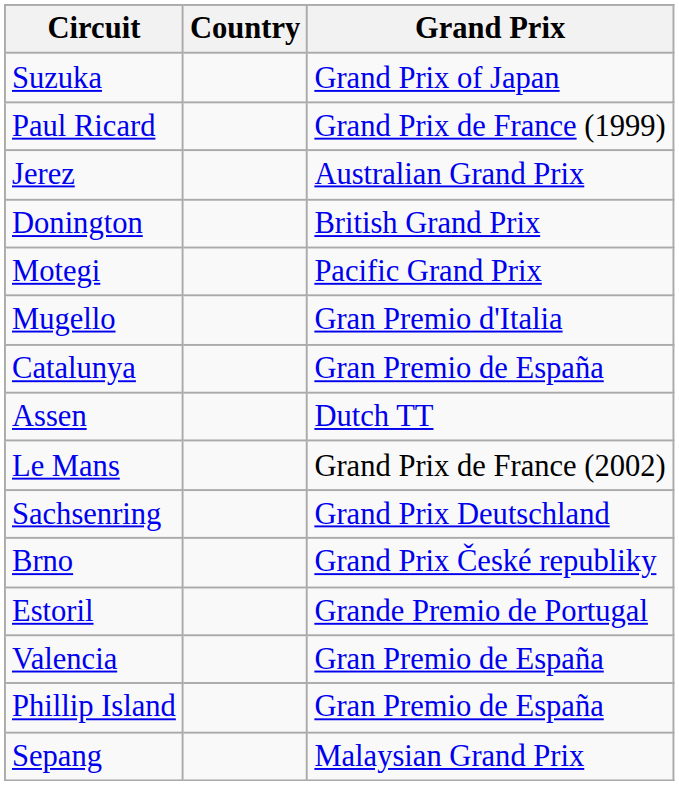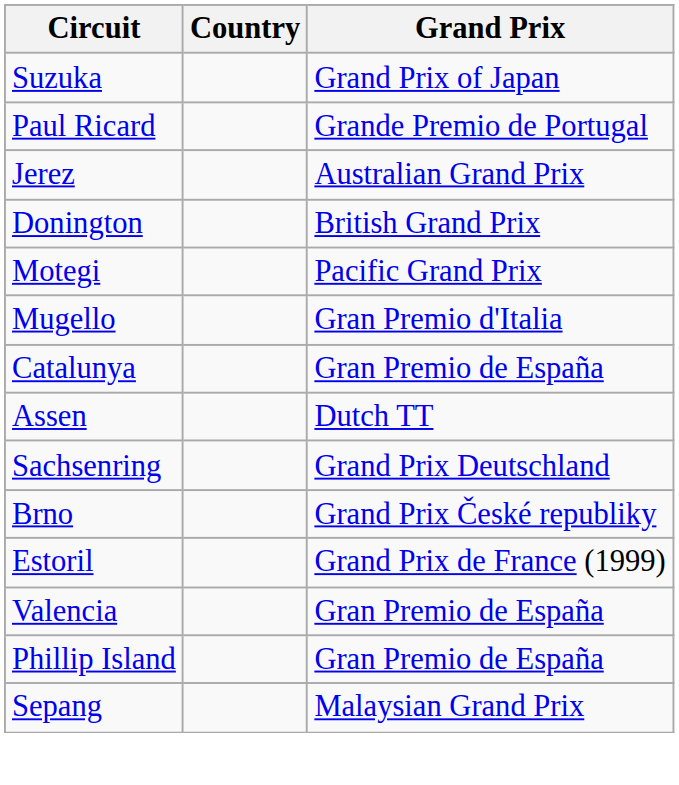(490, 125) Grand Prix de France (1999) -> (481, 125) Grande Premio de Portugal
- row: (66, 464)
(481, 610) Grande Premio de Portugal -> (490, 561) Grand Prix de France (1999)
